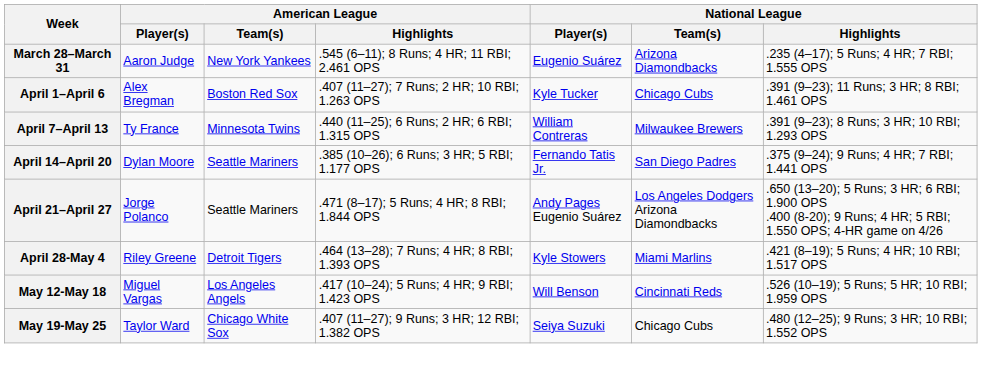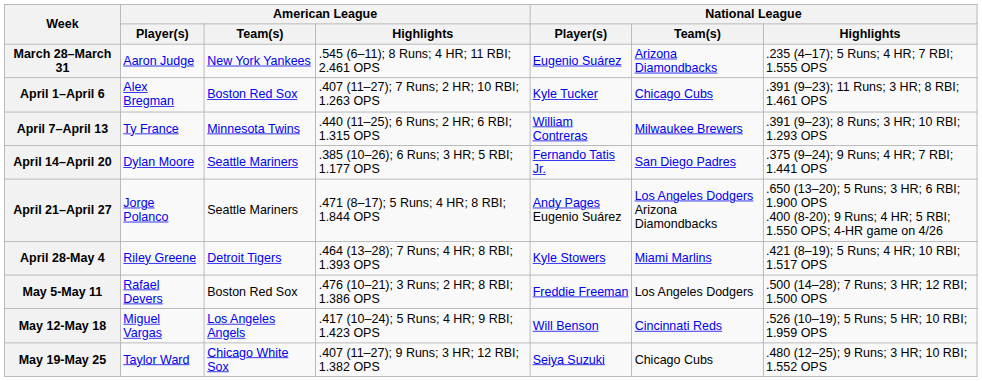+ row: (62, 292)
